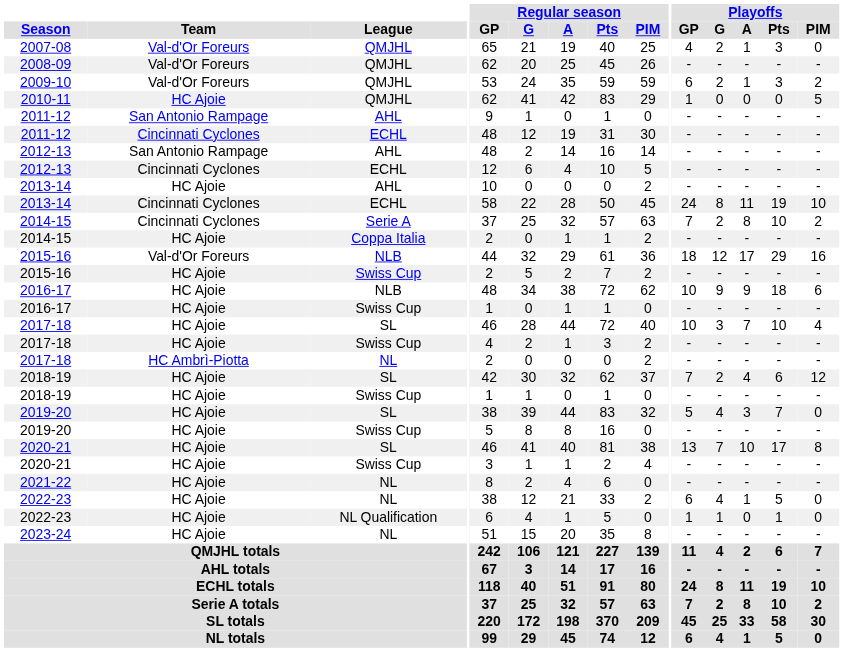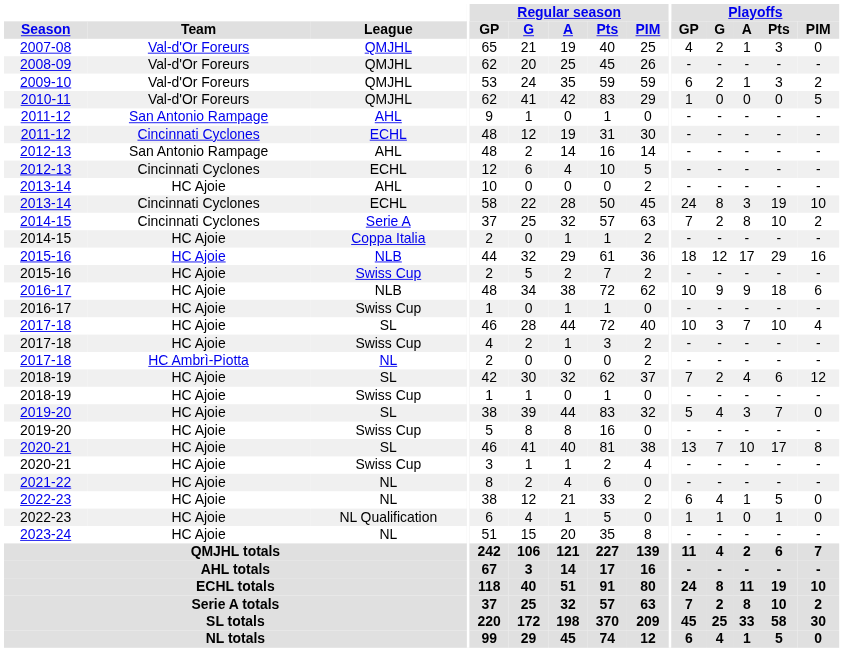(199, 99) HC Ajoie -> (199, 99) Val-d'Or Foreurs
(747, 204) 11 -> (747, 204) 3
(199, 256) Val-d'Or Foreurs -> (199, 256) HC Ajoie
